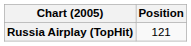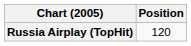(161, 31) 121 -> (161, 31) 120
